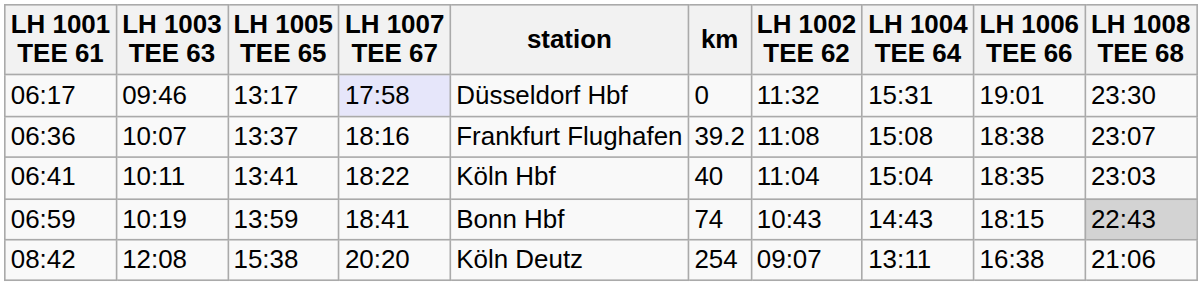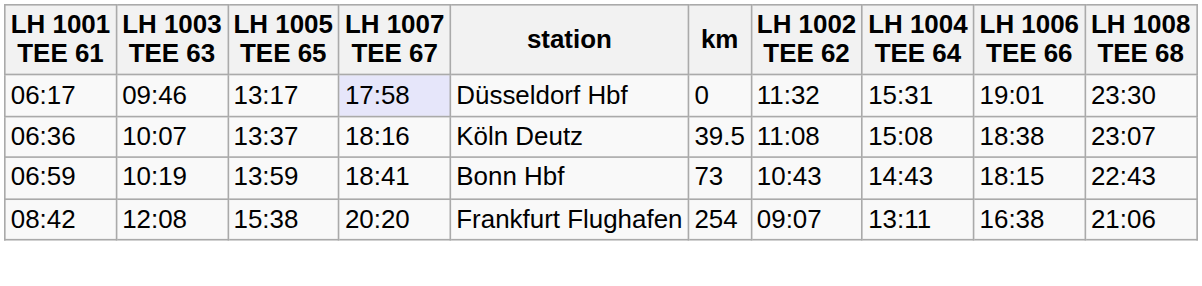(569, 136) Frankfurt Flughafen -> (520, 136) Köln Deutz
(720, 136) 39.2 -> (720, 136) 39.5
- row: (43, 177)
(709, 218) 74 -> (709, 177) 73
(1123, 218) lightgrey background -> (1123, 177) no background
(520, 259) Köln Deutz -> (569, 218) Frankfurt Flughafen
